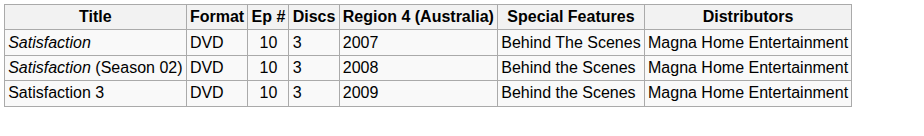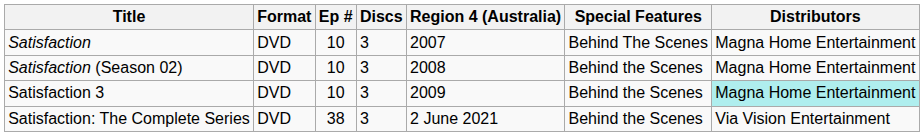(748, 93) no background -> (815, 93) paleturquoise background
+ row: (129, 118)
